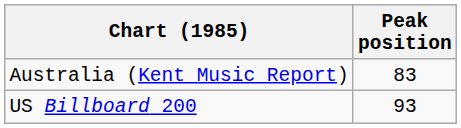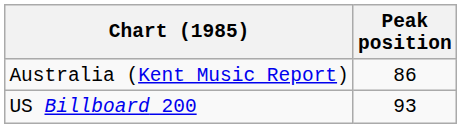(405, 75) 83 -> (405, 75) 86
